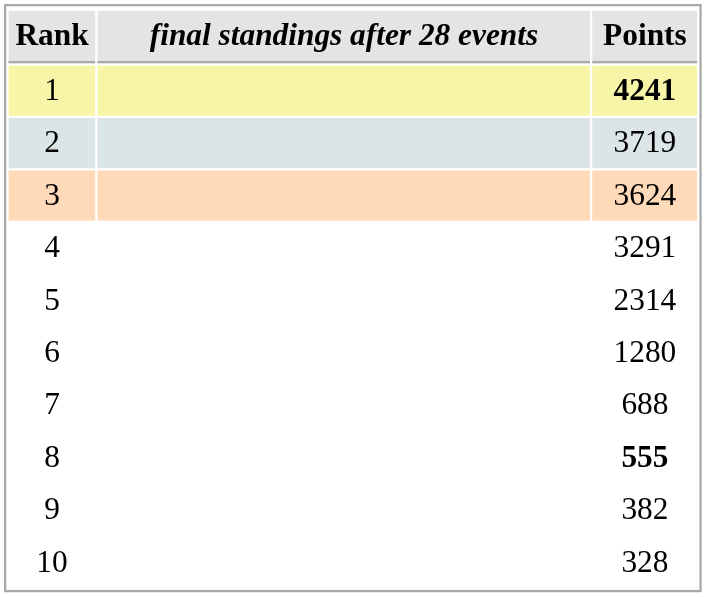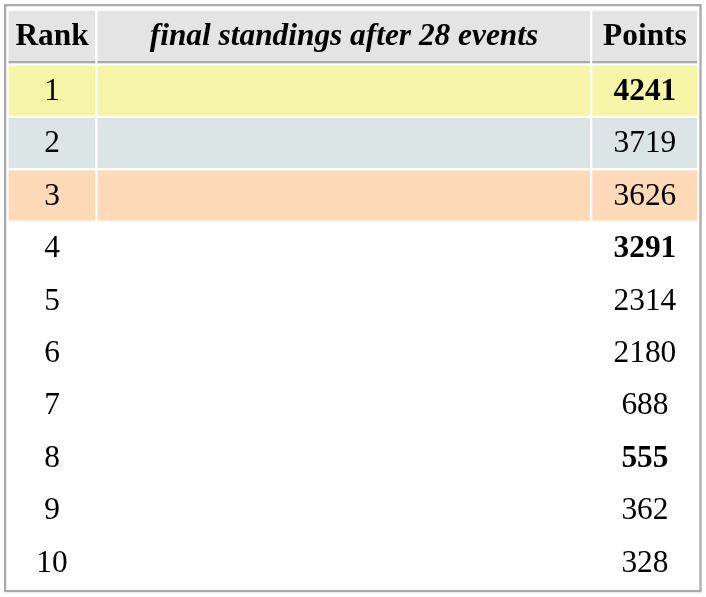(645, 194) 3624 -> (645, 194) 3626
(645, 247) normal -> (645, 247) bold
(645, 352) 1280 -> (645, 352) 2180
(645, 509) 382 -> (645, 509) 362
